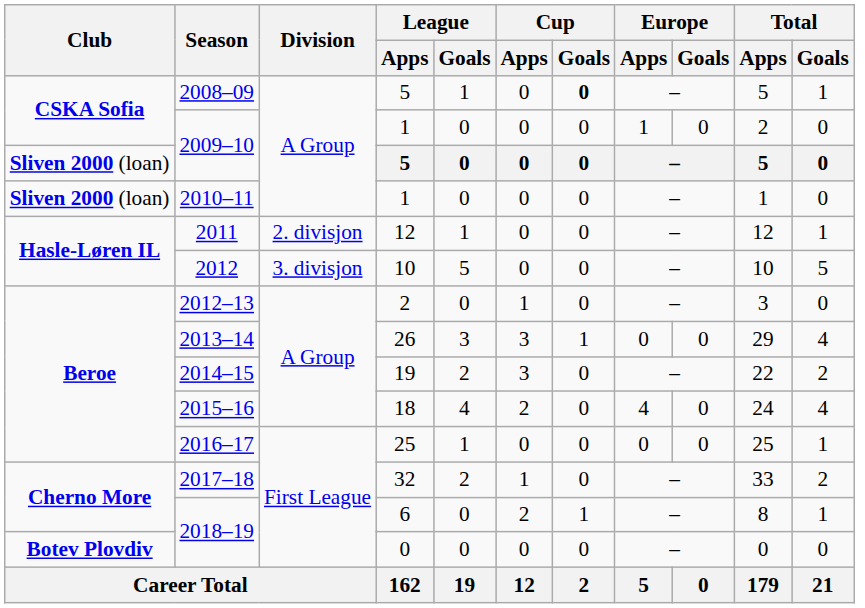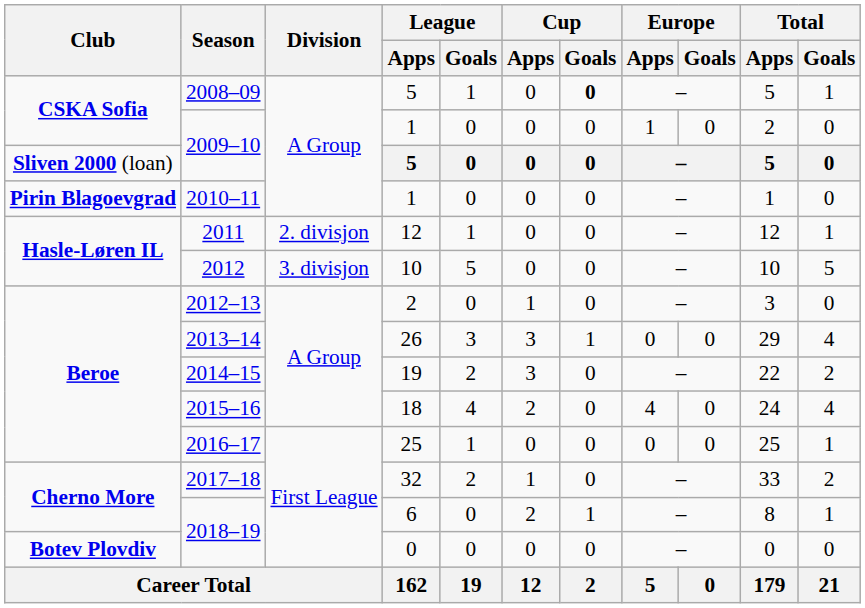(90, 198) Sliven 2000 (loan) -> (93, 198) Pirin Blagoevgrad
